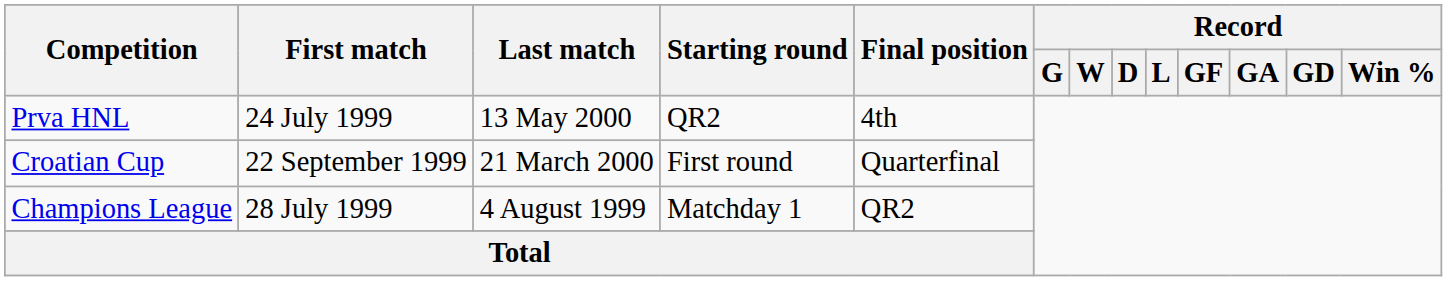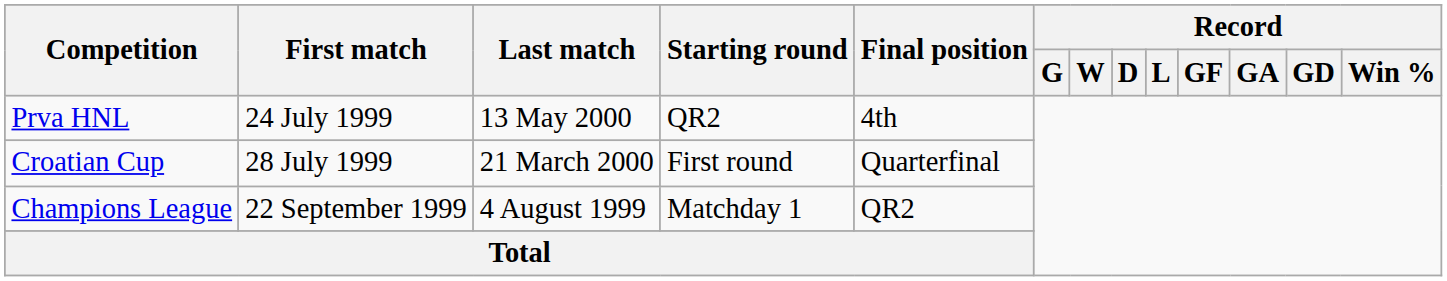(356, 162) 22 September 1999 -> (319, 162) 28 July 1999
(319, 207) 28 July 1999 -> (356, 207) 22 September 1999
